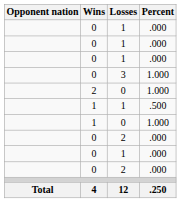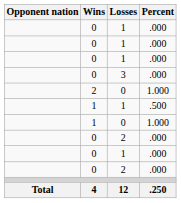(158, 75) 1.000 -> (158, 75) .000
